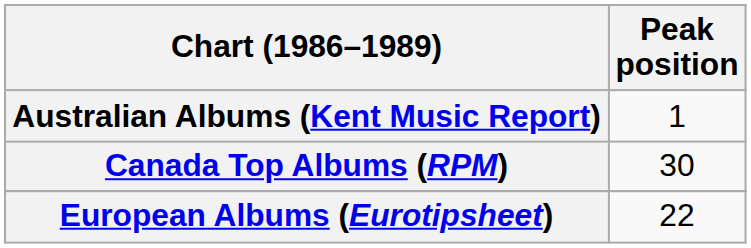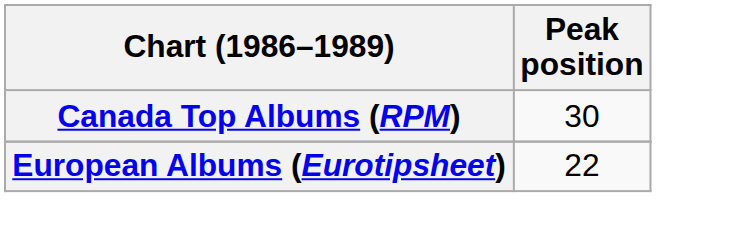- row: (307, 115)
